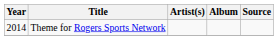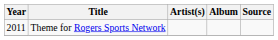(16, 27) 2014 -> (16, 27) 2011
